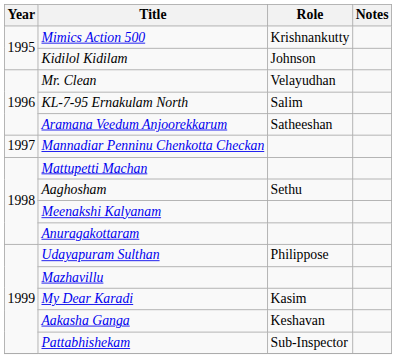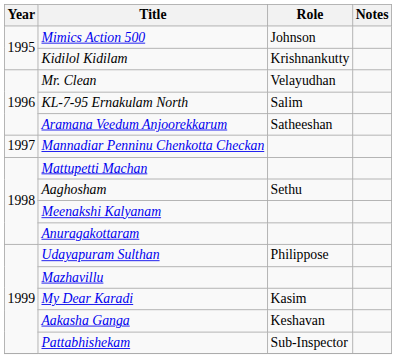(310, 37) Krishnankutty -> (293, 37) Johnson
(293, 59) Johnson -> (310, 59) Krishnankutty
